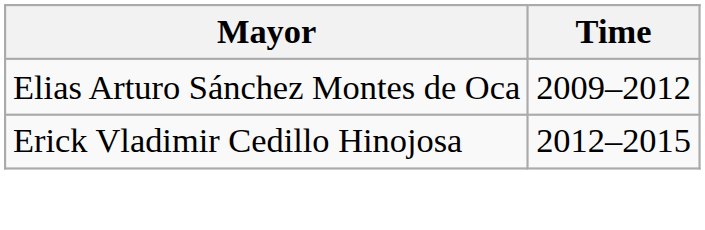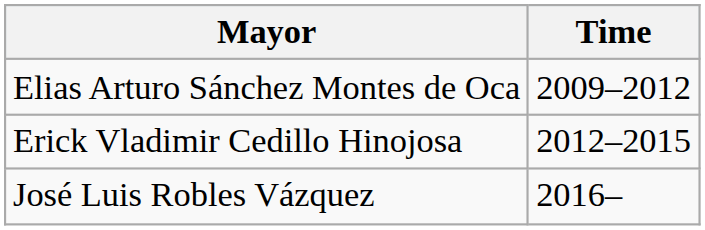+ row: (194, 195)
